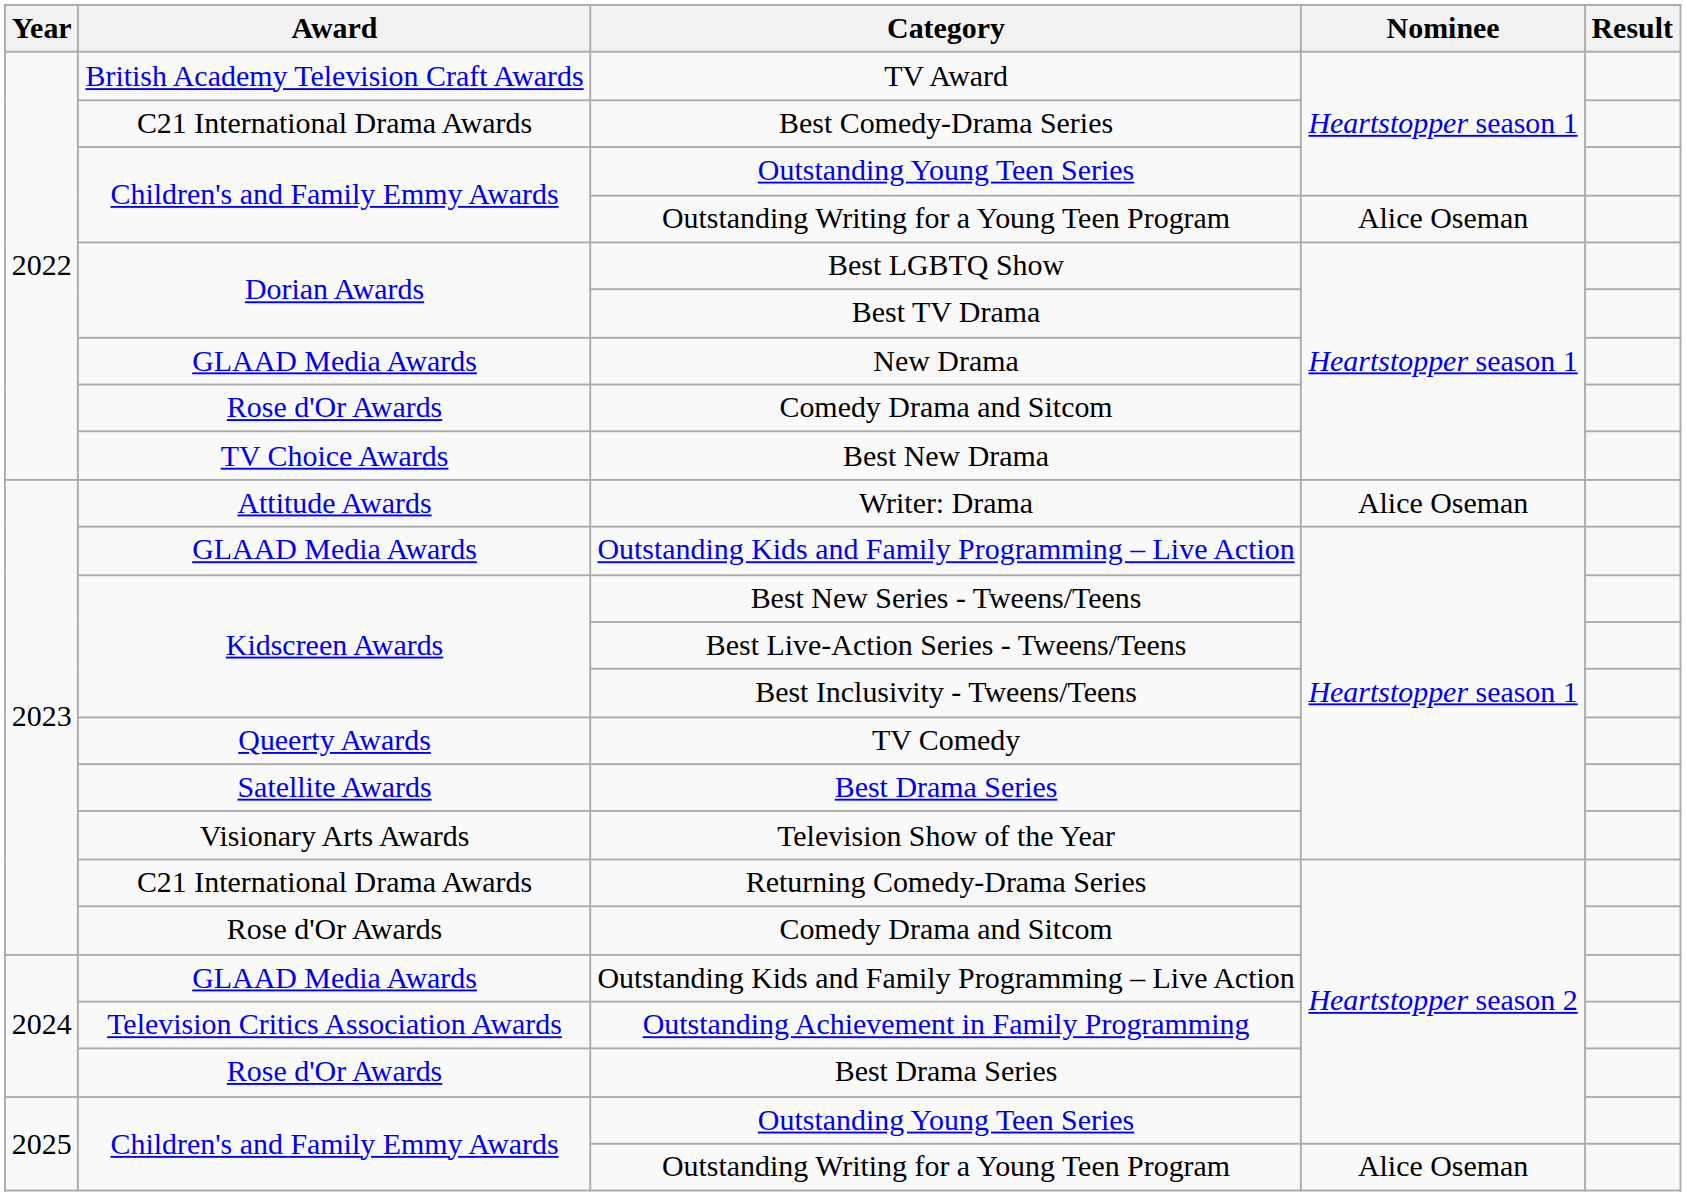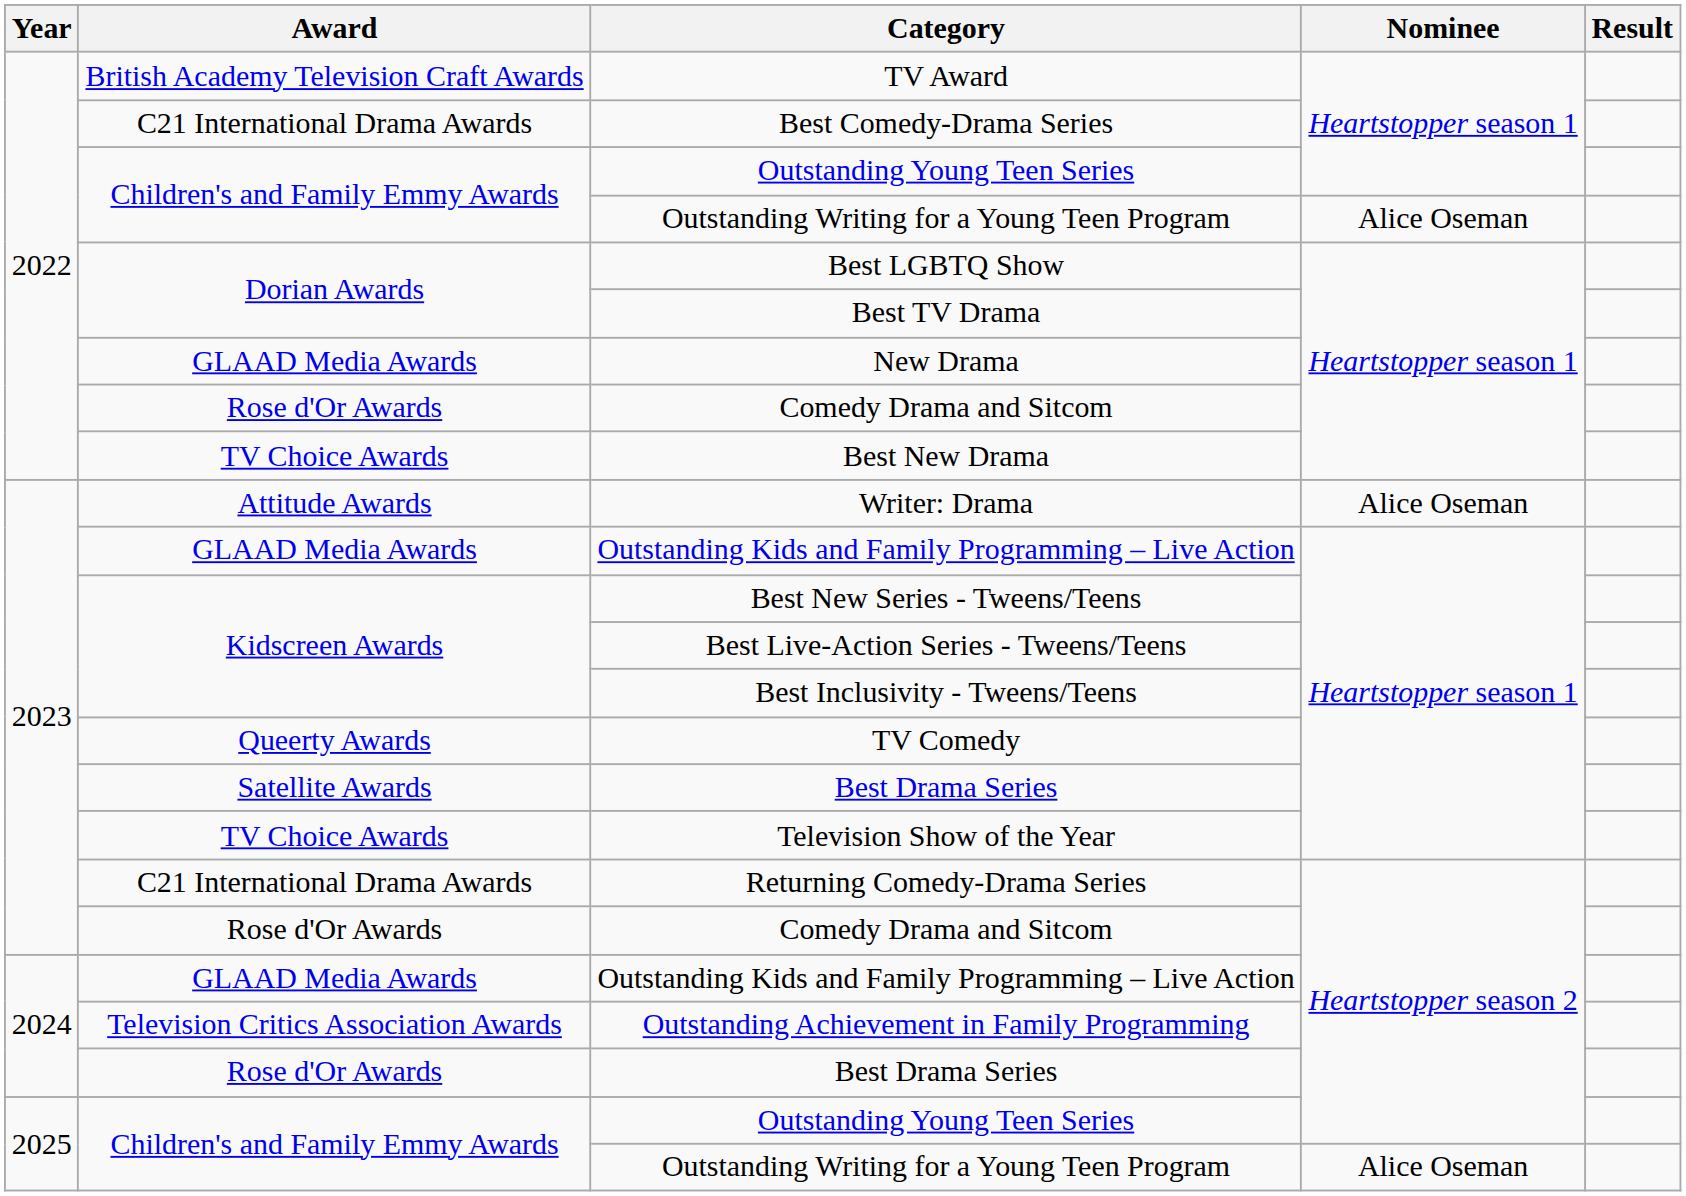(335, 834) Visionary Arts Awards -> (335, 834) TV Choice Awards
